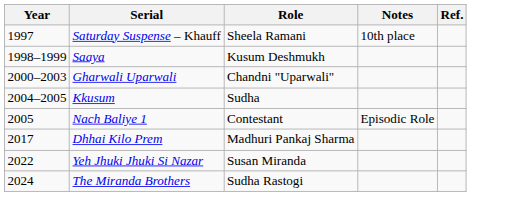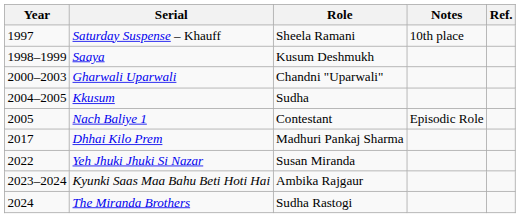+ row: (171, 181)
